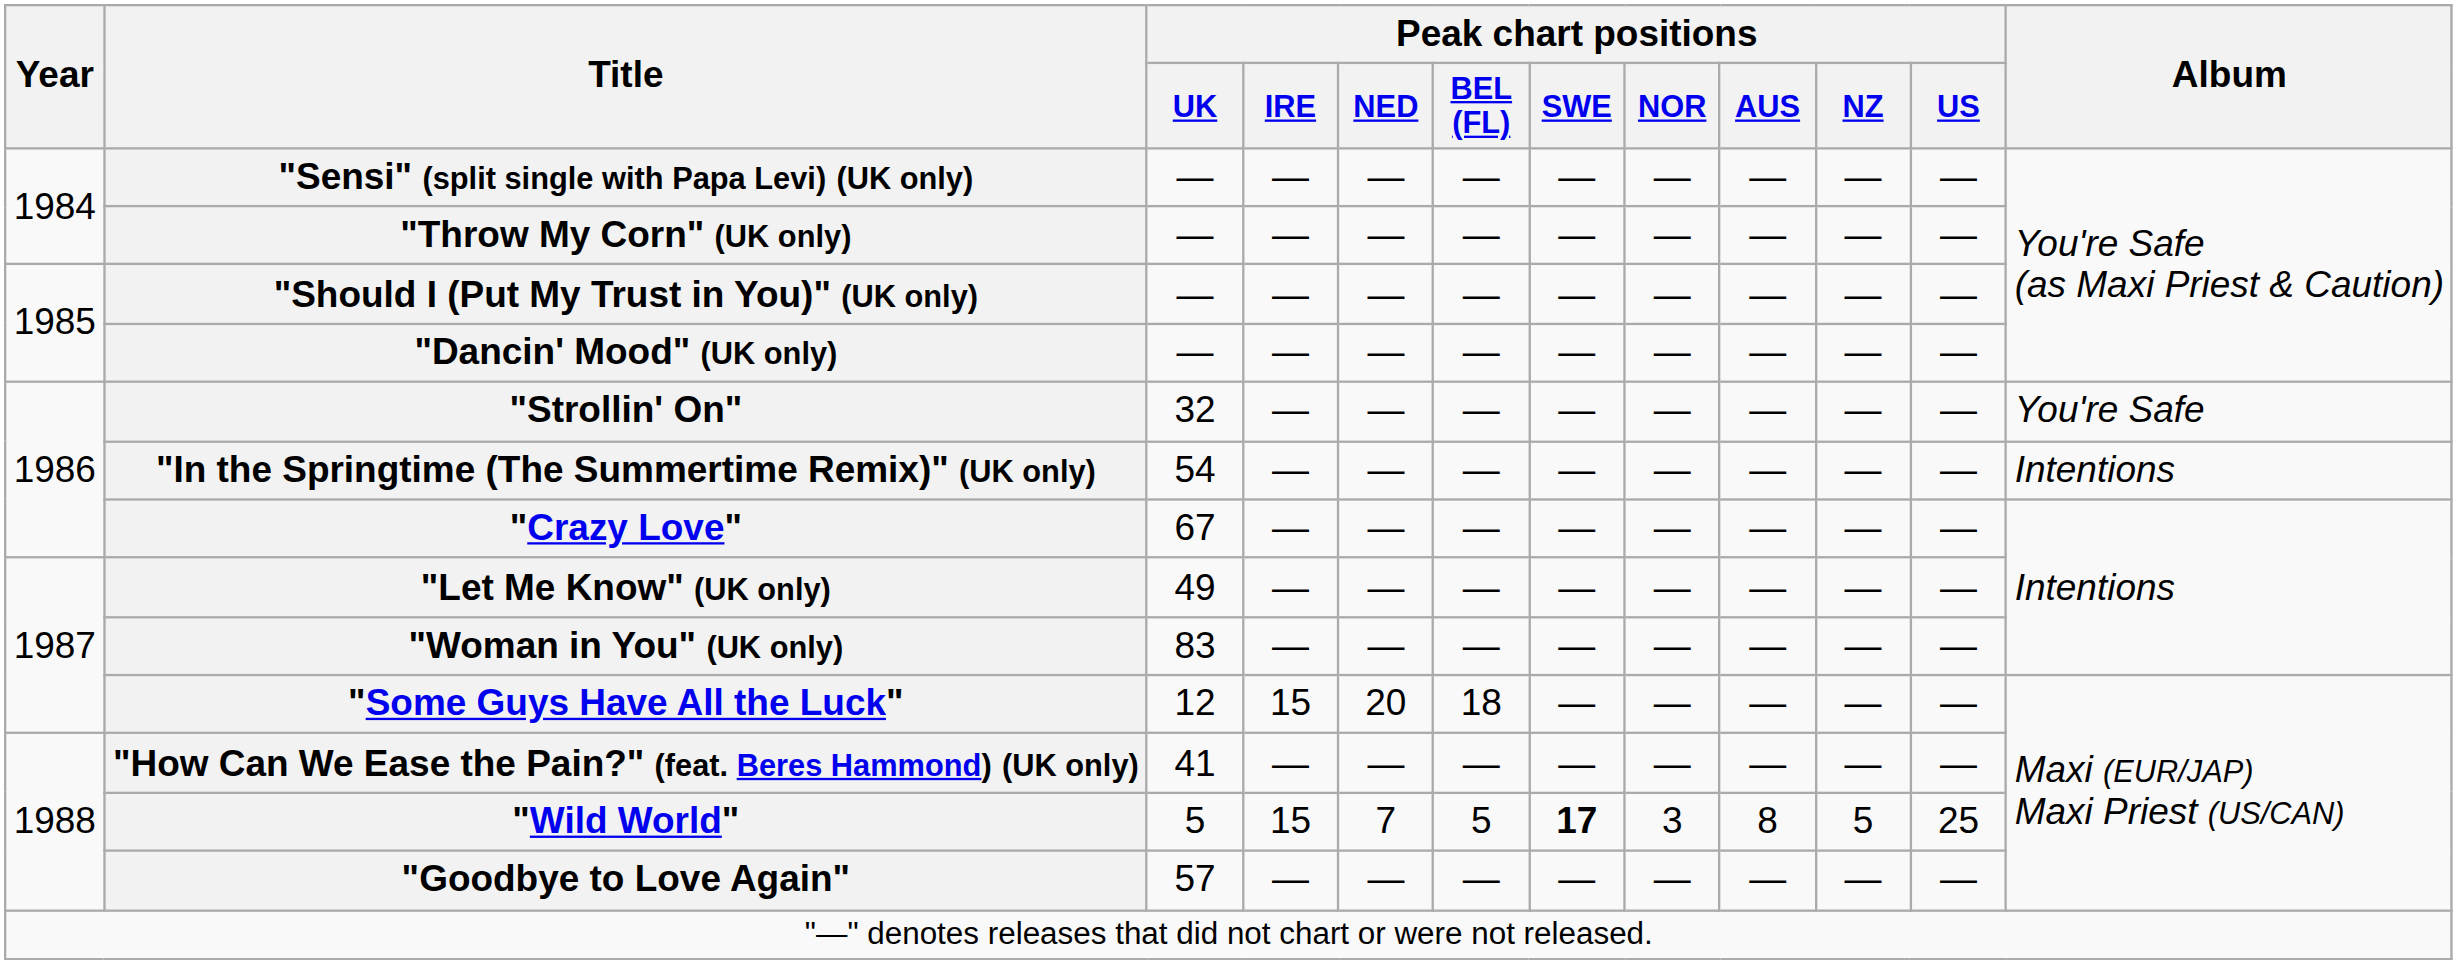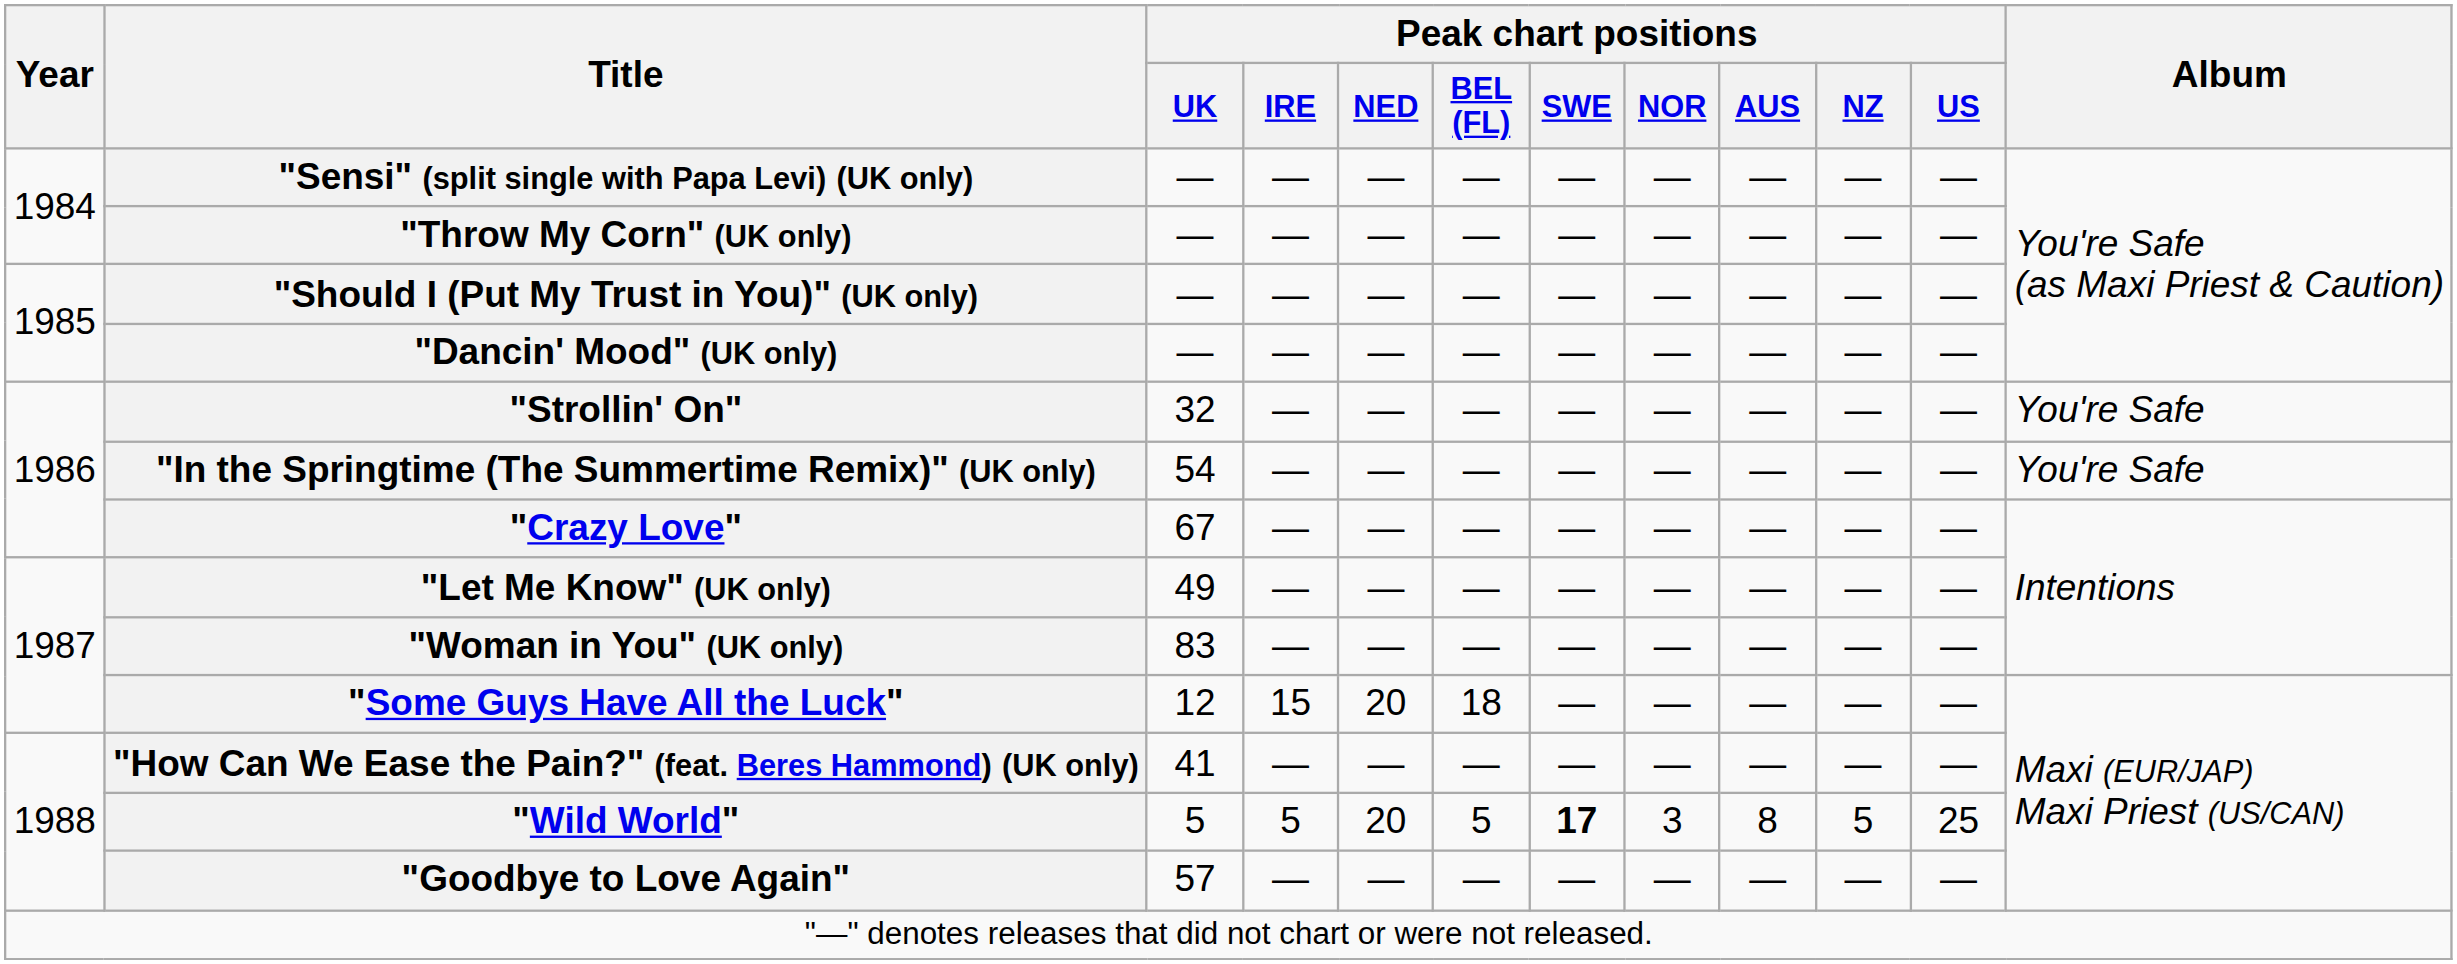(2095, 469) Intentions -> (2110, 469) You're Safe
(1290, 821) 15 -> (1290, 821) 5
(1386, 821) 7 -> (1386, 821) 20
